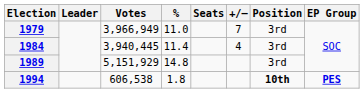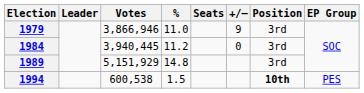(131, 30) 3,966,949 -> (131, 30) 3,866,946
(238, 30) 7 -> (238, 30) 9
(176, 46) 11.4 -> (176, 46) 11.2
(238, 46) 4 -> (238, 46) 0
(131, 80) 606,538 -> (131, 80) 600,538
(176, 80) 1.8 -> (176, 80) 1.5
(332, 80) bold -> (332, 80) normal
